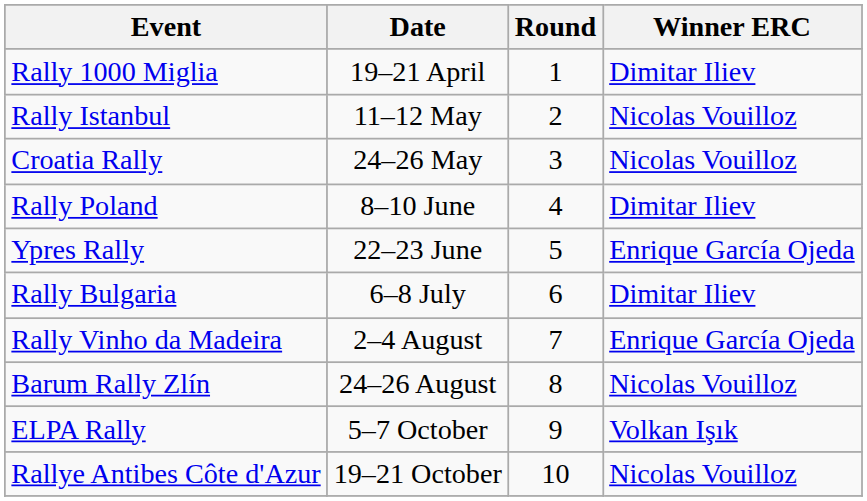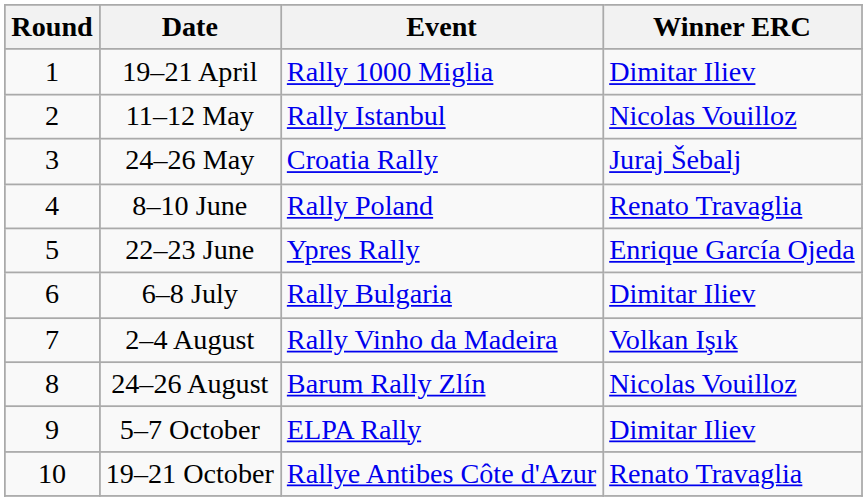columns swapped: (555, 26) <-> (166, 26)
(703, 160) Nicolas Vouilloz -> (675, 160) Juraj Šebalj
(682, 205) Dimitar Iliev -> (706, 205) Renato Travaglia
(732, 339) Enrique García Ojeda -> (673, 339) Volkan Işık
(673, 428) Volkan Işık -> (682, 428) Dimitar Iliev
(703, 473) Nicolas Vouilloz -> (706, 473) Renato Travaglia
